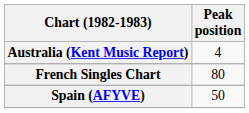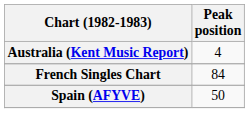(218, 74) 80 -> (218, 74) 84
